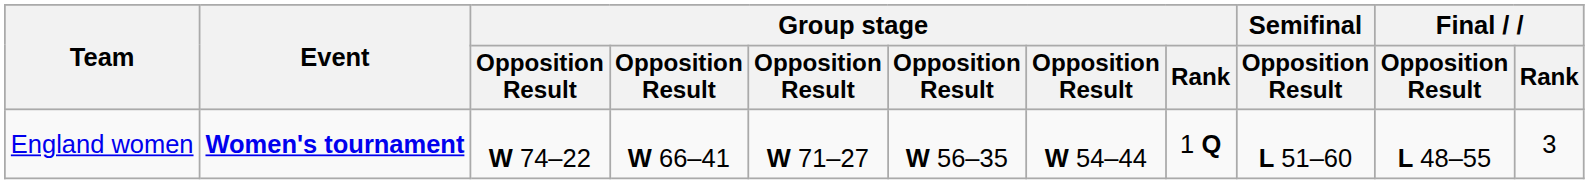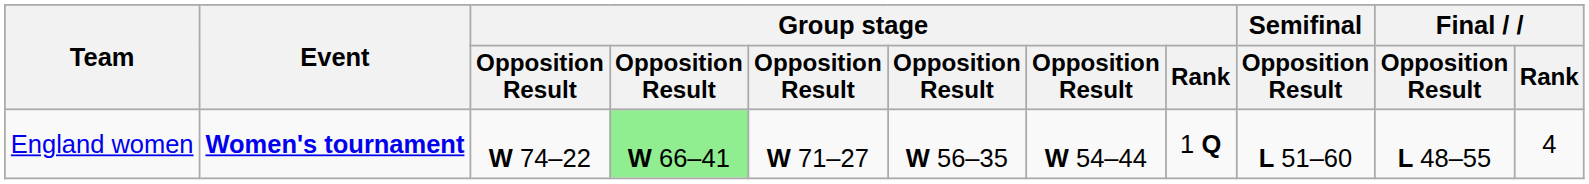(679, 159) no background -> (679, 159) lightgreen background
(1549, 144) 3 -> (1549, 144) 4
